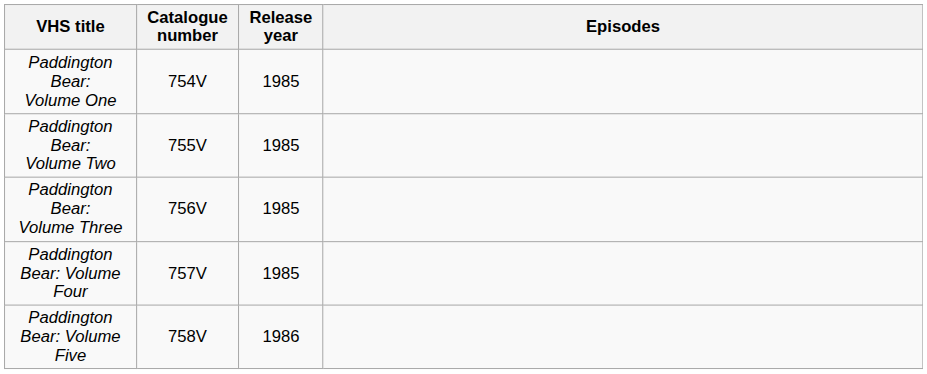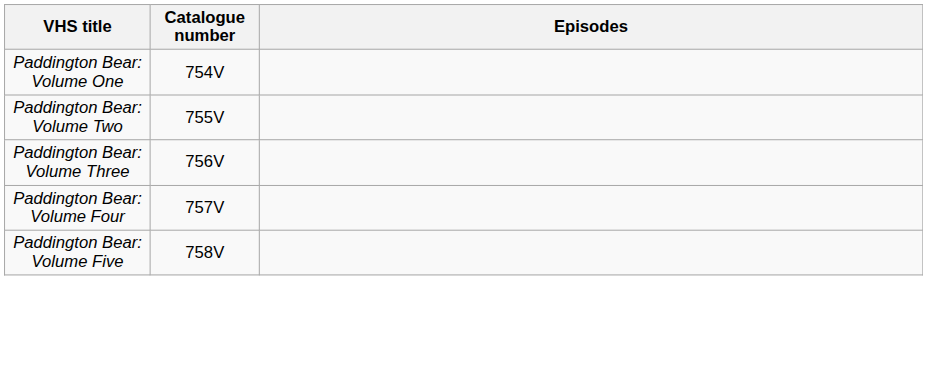- column: (281, 27)
